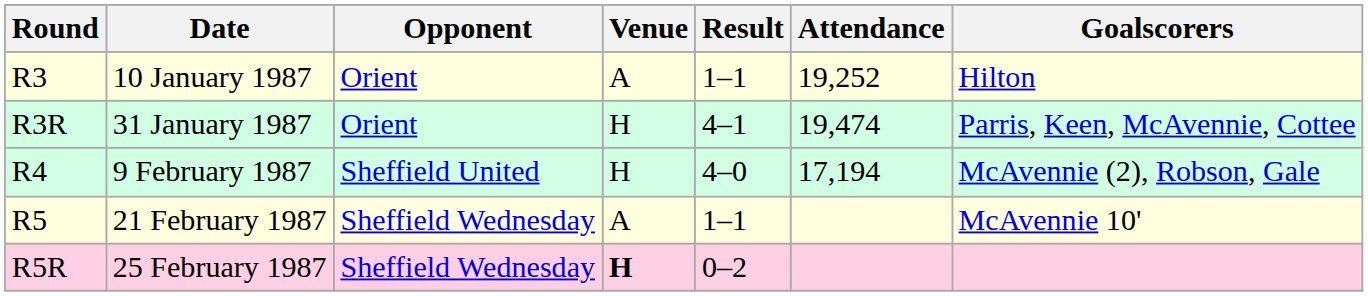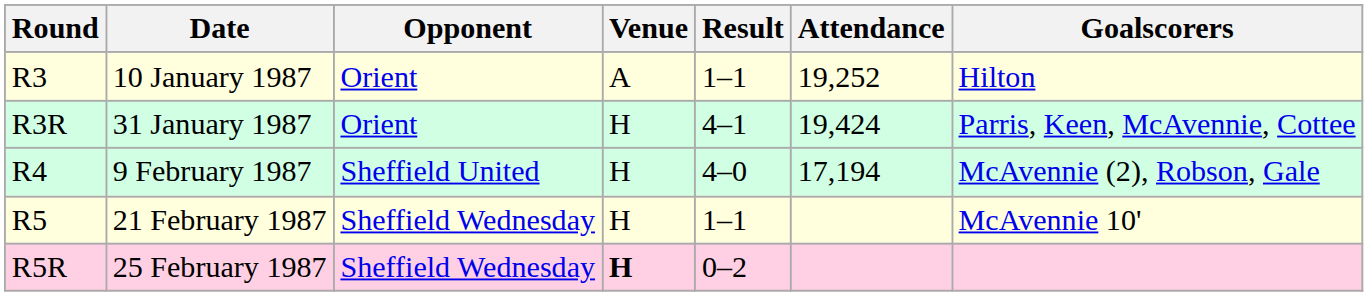(839, 123) 19,474 -> (839, 123) 19,424
(620, 219) A -> (620, 219) H
